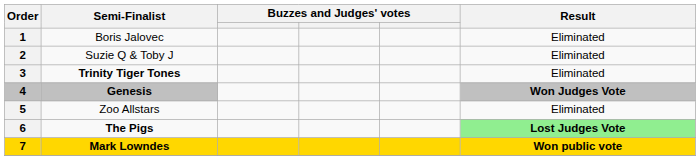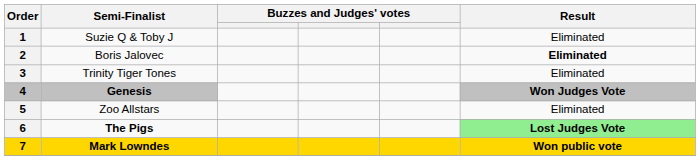(129, 37) Boris Jalovec -> (129, 37) Suzie Q & Toby J
(129, 55) Suzie Q & Toby J -> (129, 55) Boris Jalovec
(578, 55) normal -> (578, 55) bold
(129, 73) bold -> (129, 73) normal
